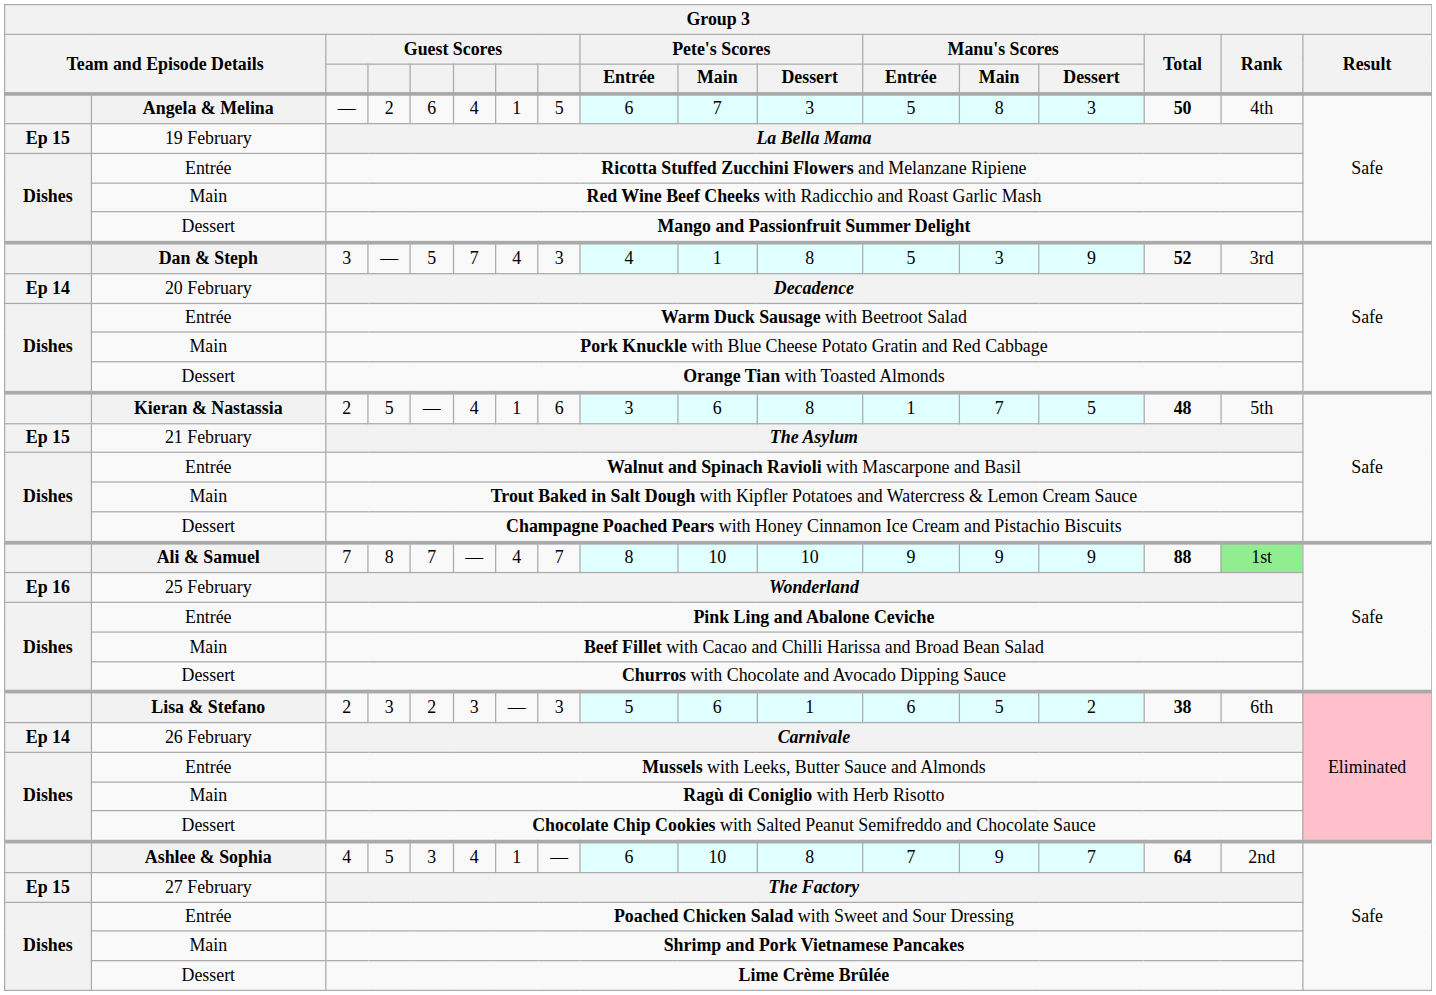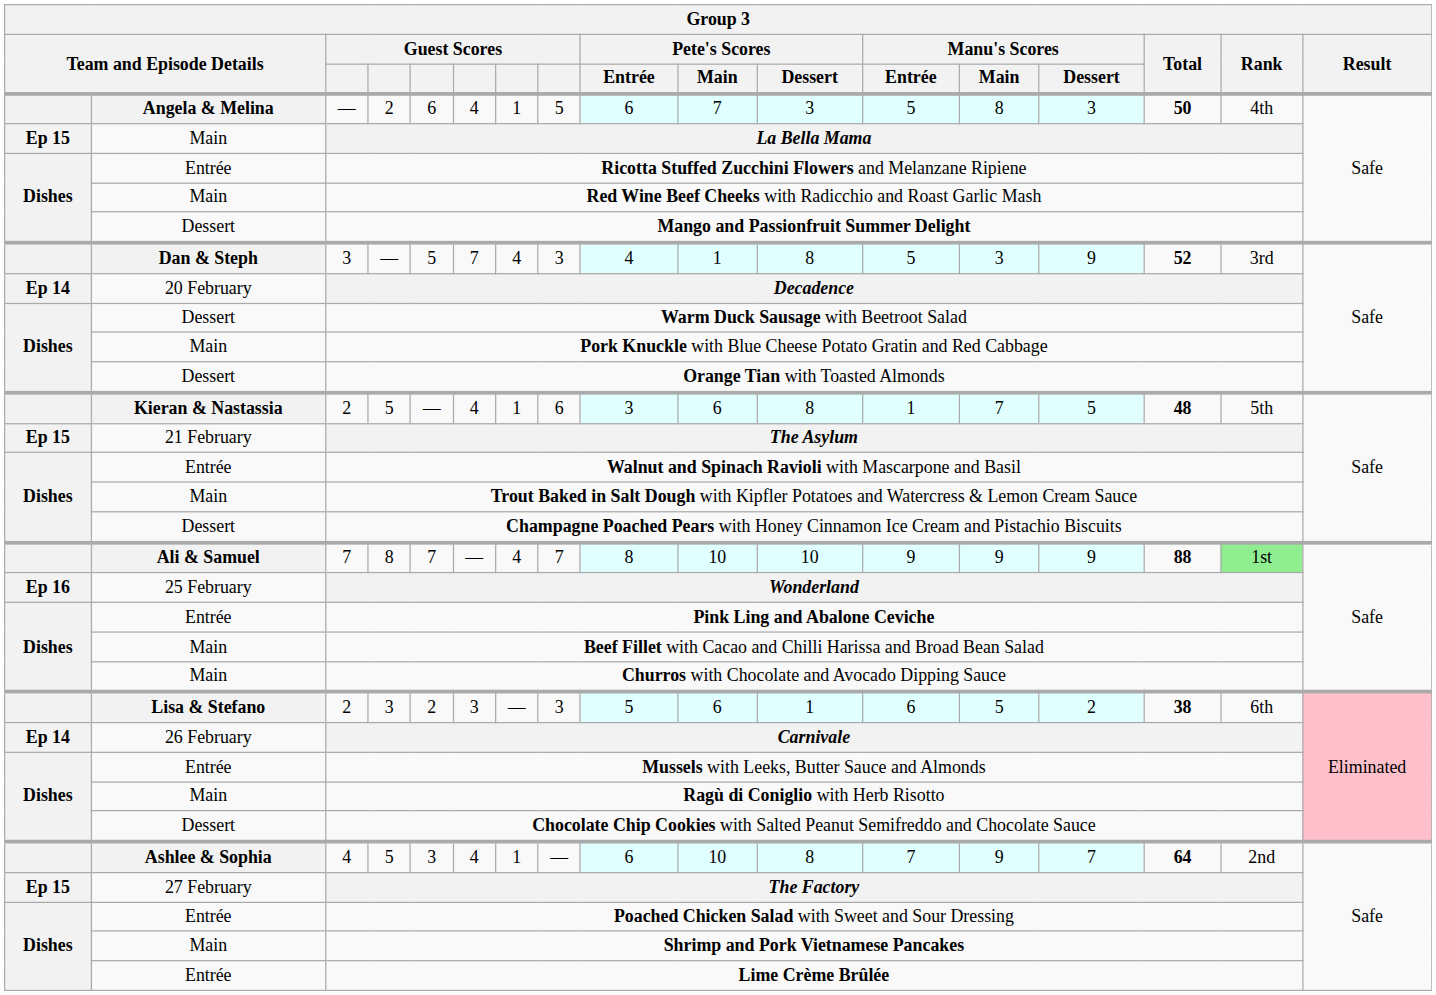(208, 138) 19 February -> (208, 138) Main
(208, 317) Entrée -> (208, 317) Dessert
(208, 676) Dessert -> (208, 676) Main
(208, 975) Dessert -> (208, 975) Entrée
